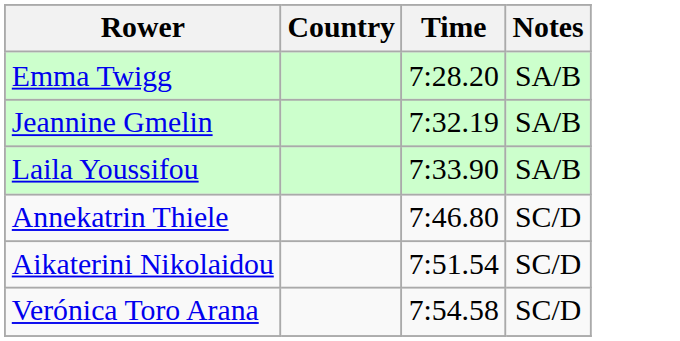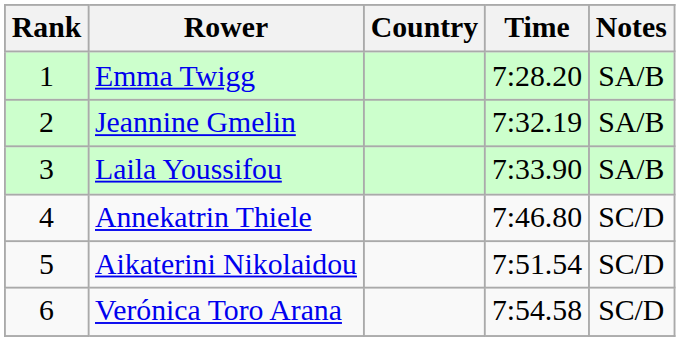+ column: (47, 28)
